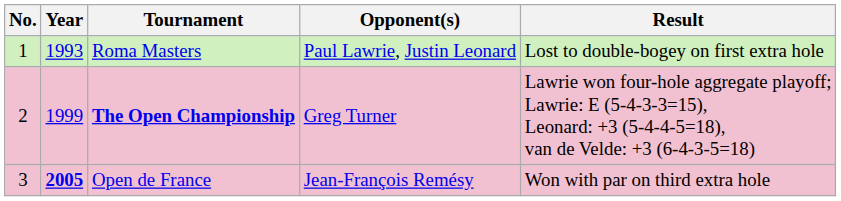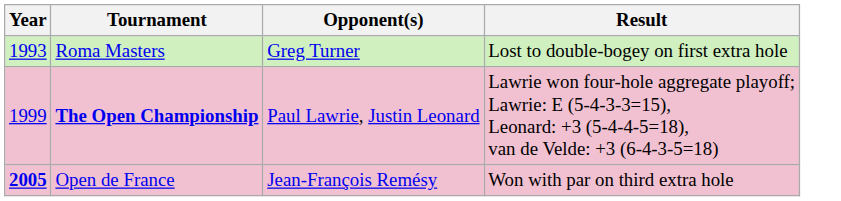- column: (23, 20)
(410, 51) Paul Lawrie, Justin Leonard -> (314, 51) Greg Turner
(350, 115) Greg Turner -> (373, 115) Paul Lawrie, Justin Leonard
